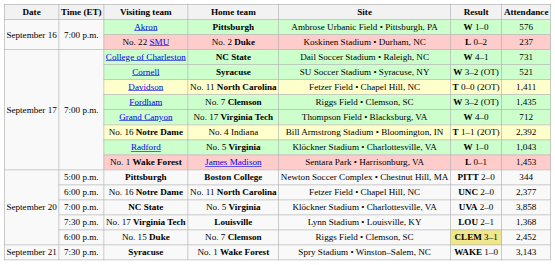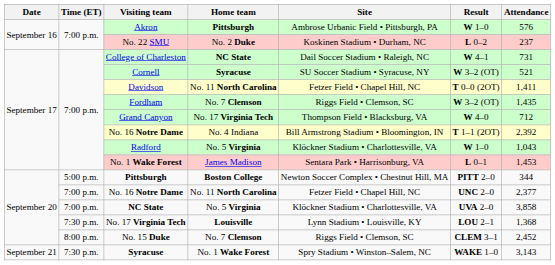(81, 192) 6:00 p.m. -> (81, 192) 7:00 p.m.
(81, 237) 6:00 p.m. -> (81, 237) 8:00 p.m.
(476, 237) khaki background -> (476, 237) no background
